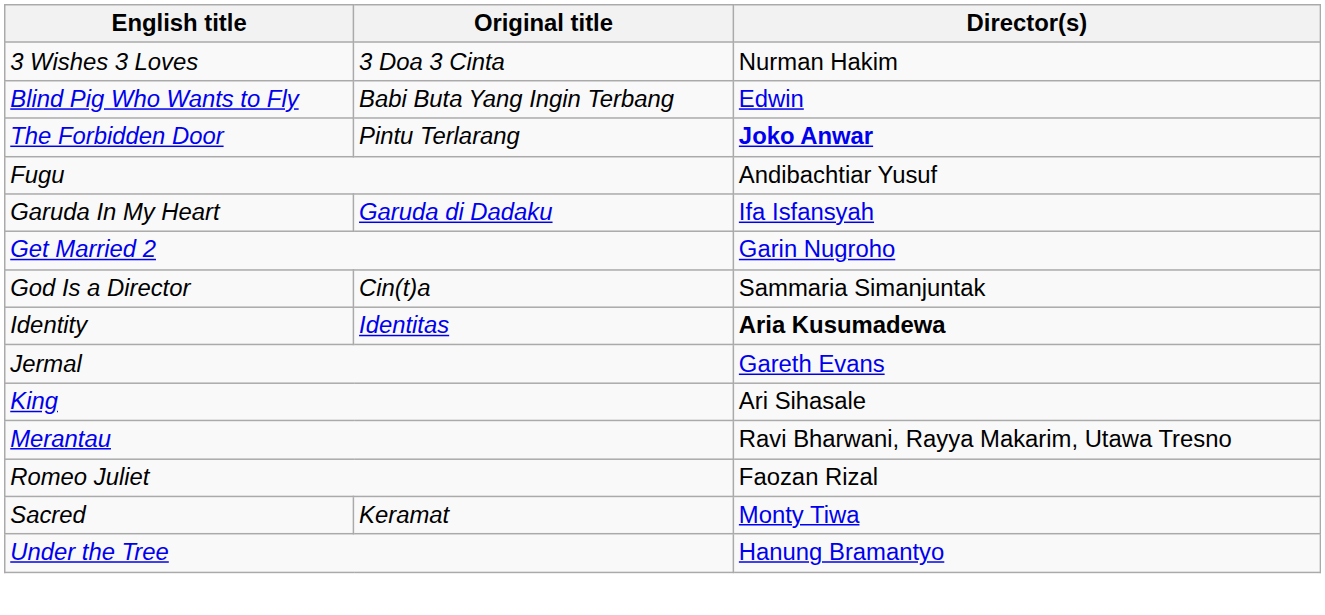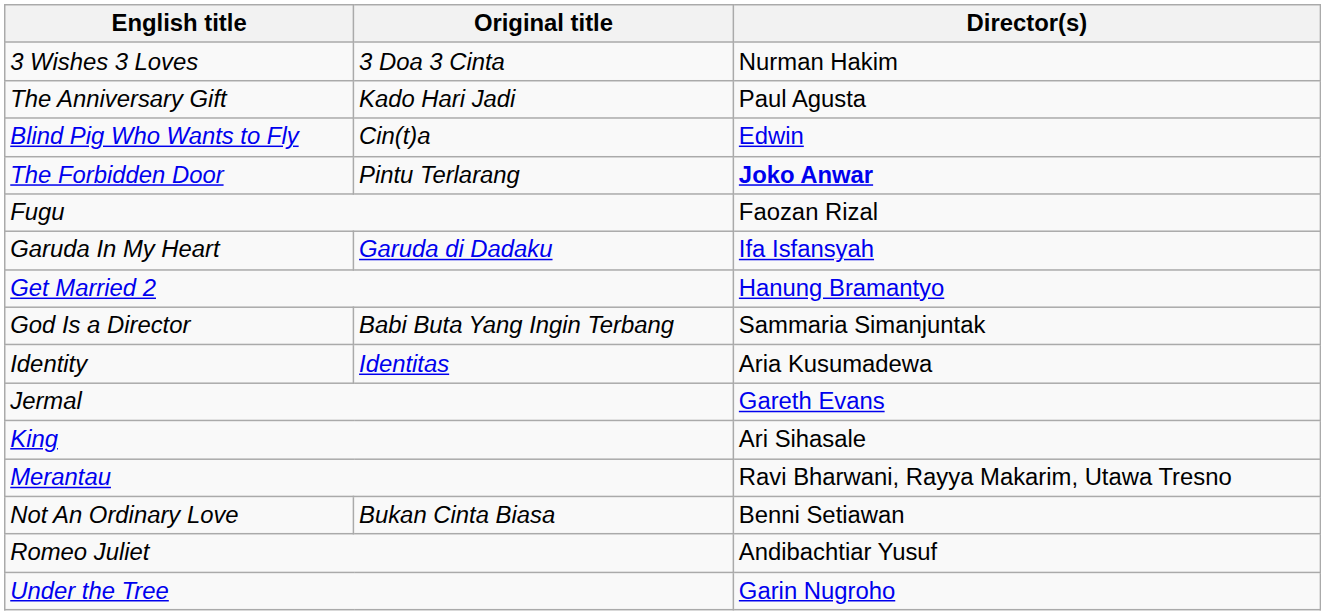+ row: (118, 99)
(517, 99) Babi Buta Yang Ingin Terbang -> (395, 136) Cin(t)a
(838, 174) Andibachtiar Yusuf -> (808, 212) Faozan Rizal
(817, 250) Garin Nugroho -> (842, 288) Hanung Bramantyo
(395, 288) Cin(t)a -> (517, 325) Babi Buta Yang Ingin Terbang
(842, 325) bold -> (836, 363) normal
+ row: (124, 514)
(808, 477) Faozan Rizal -> (838, 552) Andibachtiar Yusuf
- row: (48, 514)
(842, 552) Hanung Bramantyo -> (817, 590) Garin Nugroho
